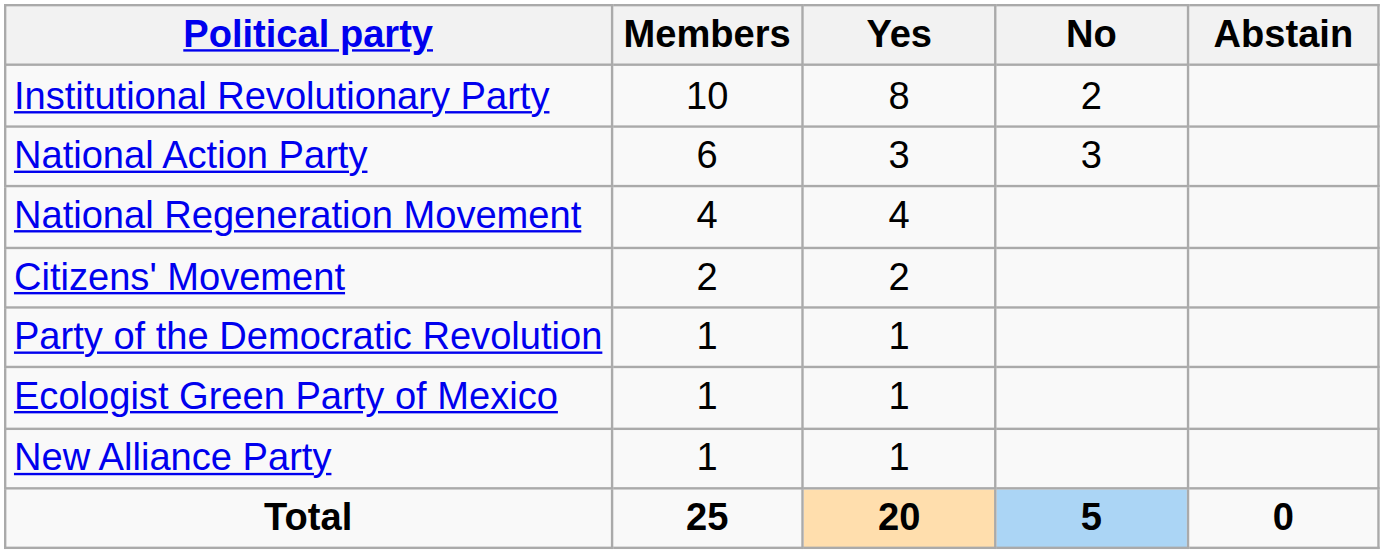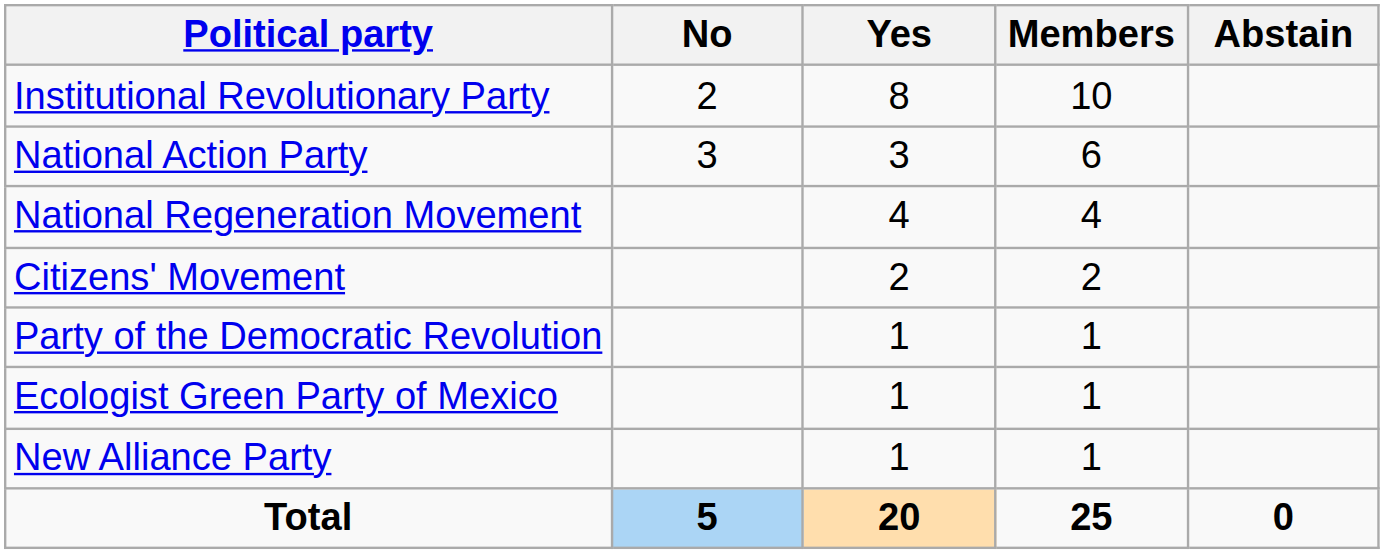columns swapped: (707, 34) <-> (1091, 34)
